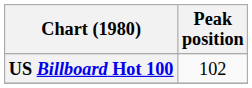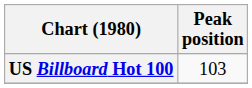(213, 68) 102 -> (213, 68) 103
